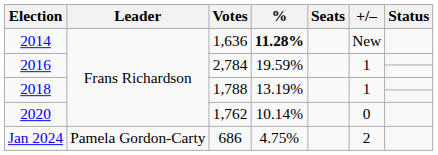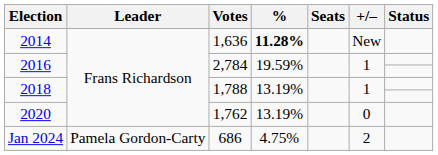(279, 114) 10.14% -> (279, 114) 13.19%
